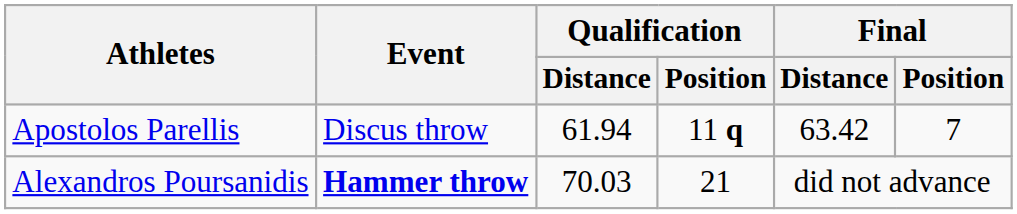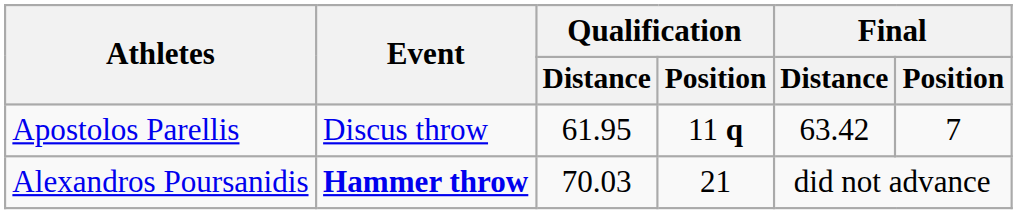(597, 130) 61.94 -> (597, 130) 61.95
